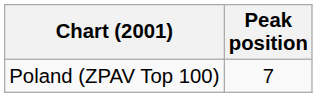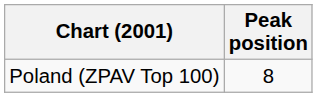(268, 75) 7 -> (268, 75) 8
